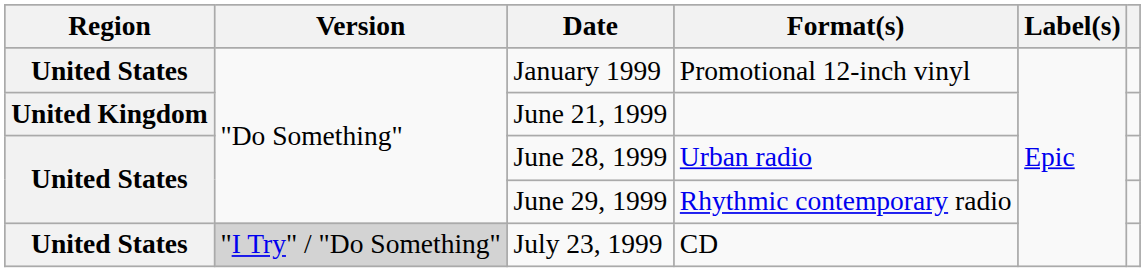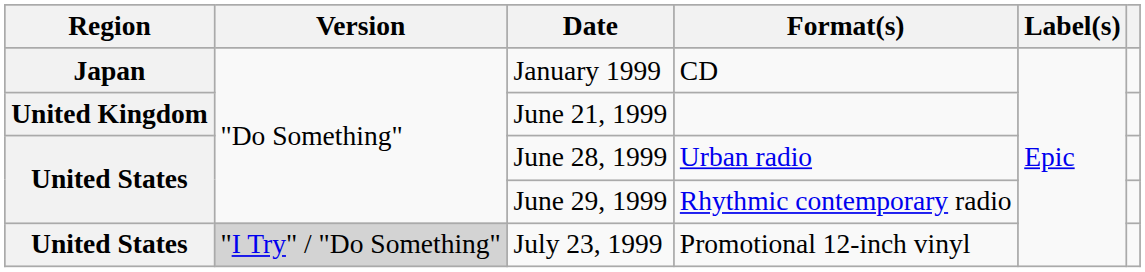(109, 69) United States -> (109, 69) Japan
(825, 69) Promotional 12-inch vinyl -> (699, 69) CD
(699, 244) CD -> (825, 244) Promotional 12-inch vinyl
